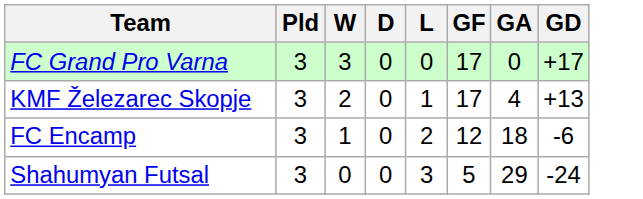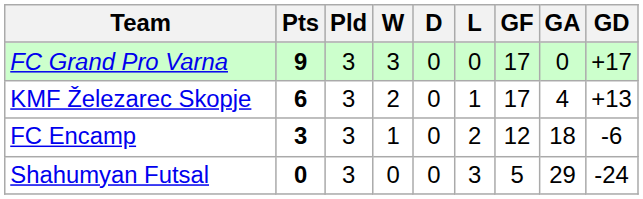+ column: (301, 23)
